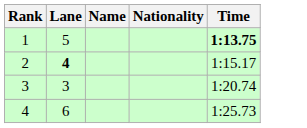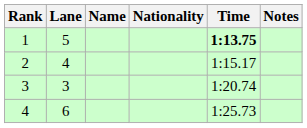+ column: (281, 16)
(66, 63) bold -> (66, 63) normal
